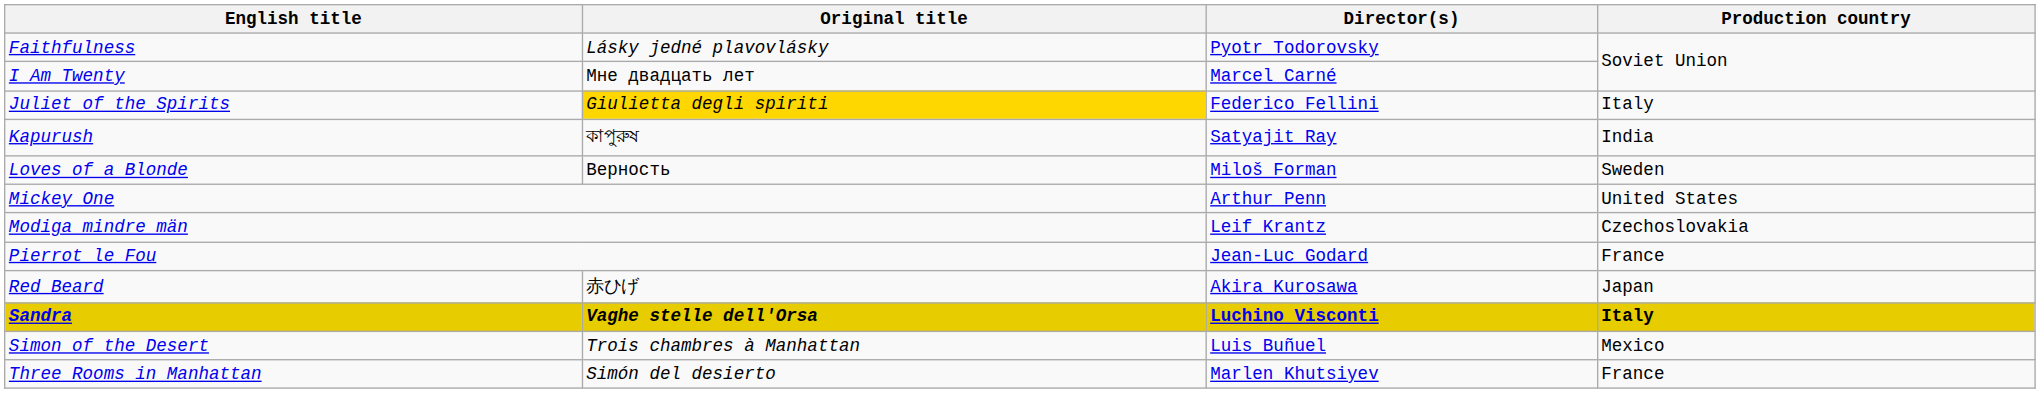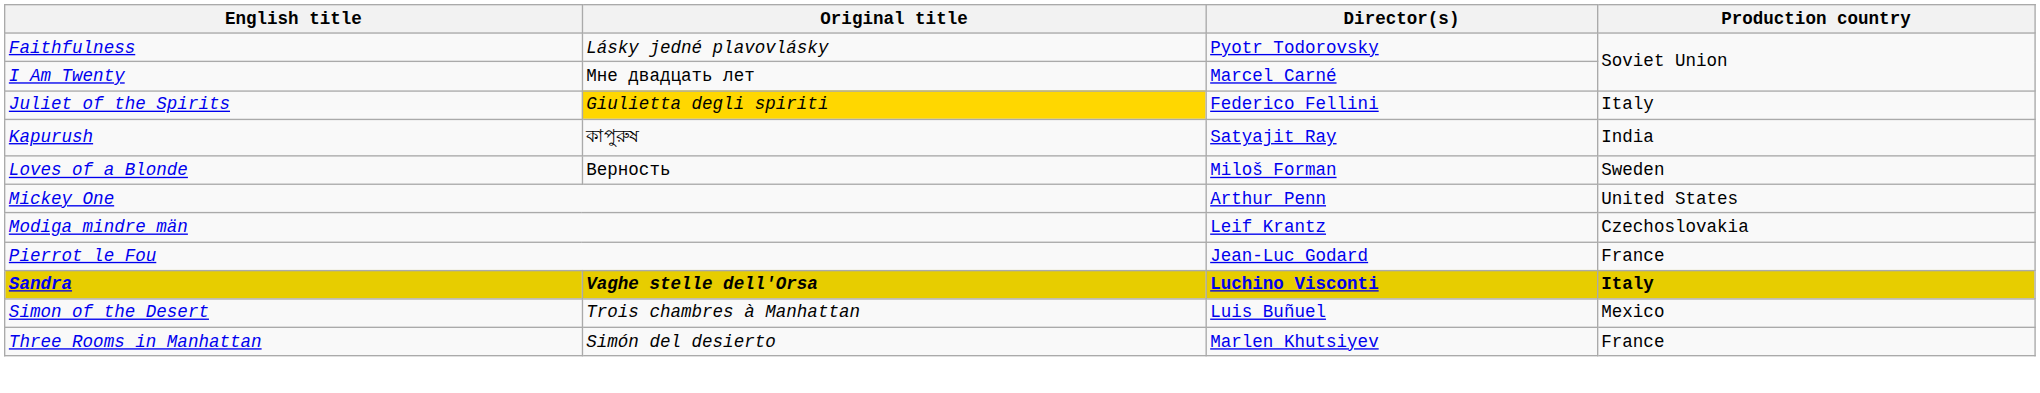- row: (56, 287)
